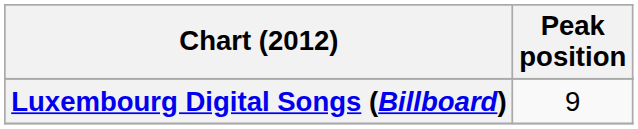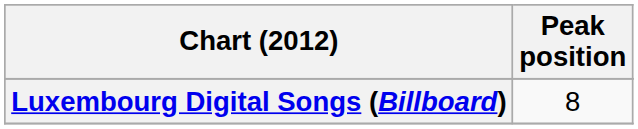(573, 100) 9 -> (573, 100) 8
